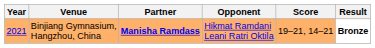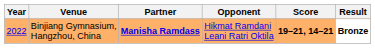(17, 31) 2021 -> (17, 31) 2022
(306, 31) normal -> (306, 31) bold
